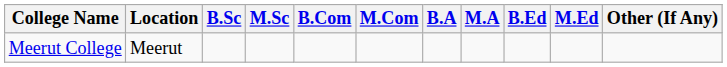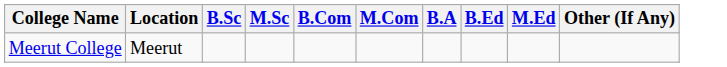- column: (482, 18)
